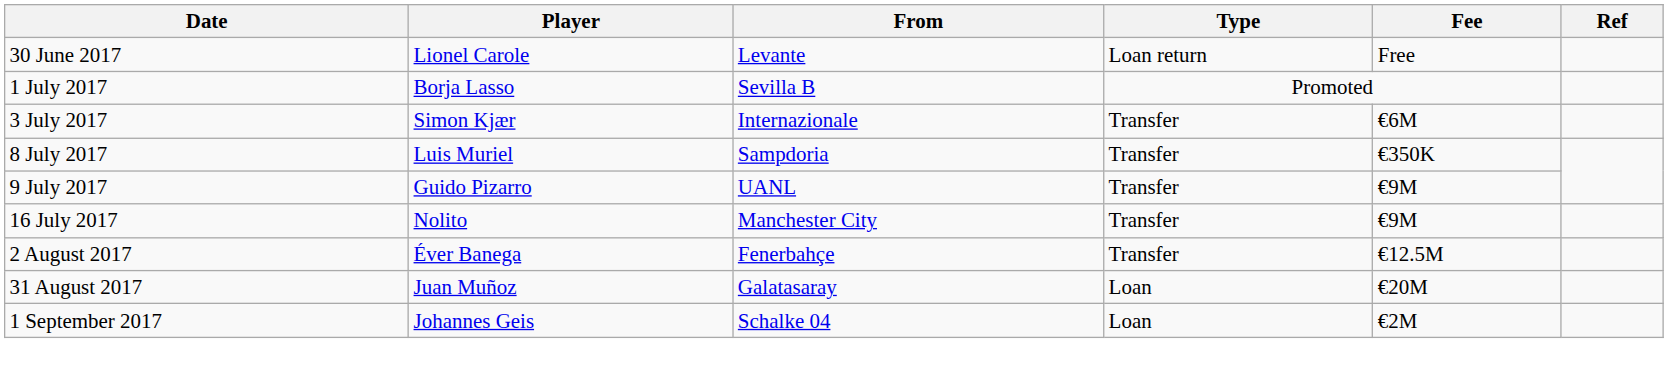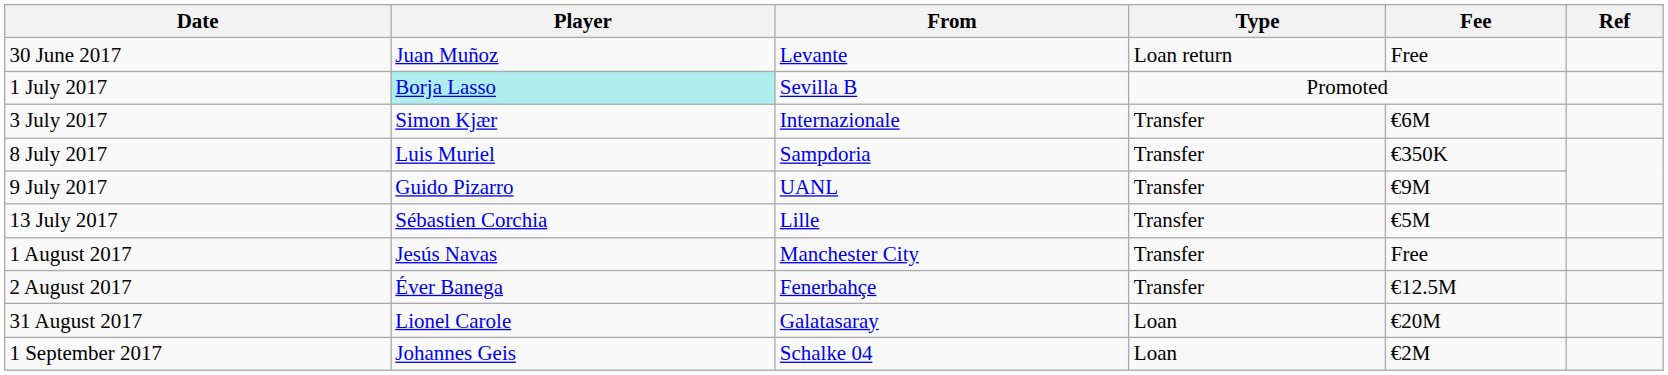(471, 54) Lionel Carole -> (447, 54) Juan Muñoz
(464, 87) no background -> (446, 87) paleturquoise background
+ row: (64, 220)
- row: (64, 220)
+ row: (71, 253)
(465, 287) Juan Muñoz -> (453, 320) Lionel Carole
